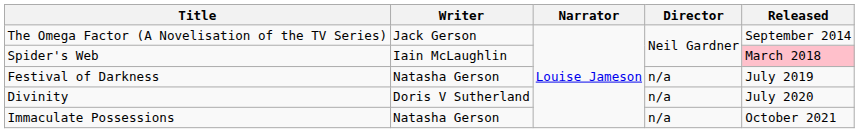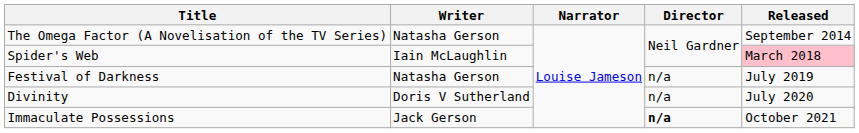(435, 35) Jack Gerson -> (446, 35) Natasha Gerson
(446, 118) Natasha Gerson -> (435, 118) Jack Gerson
(659, 118) normal -> (659, 118) bold
